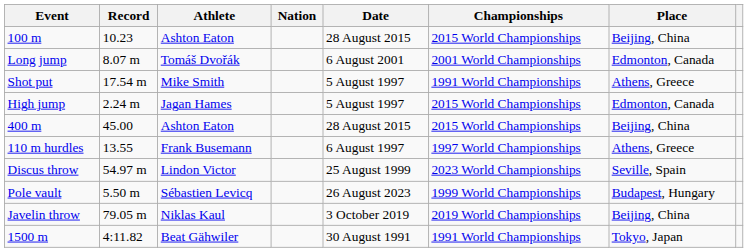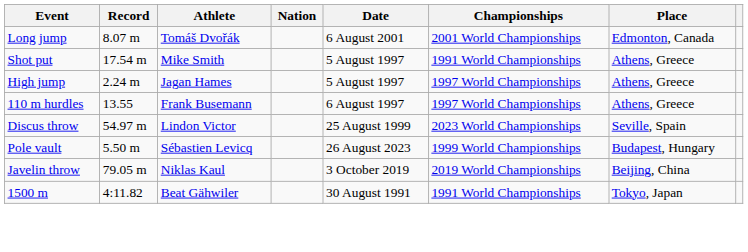- row: (24, 37)
(506, 103) 2015 World Championships -> (506, 81) 1997 World Championships
(663, 103) Edmonton, Canada -> (653, 81) Athens, Greece
- row: (24, 125)
